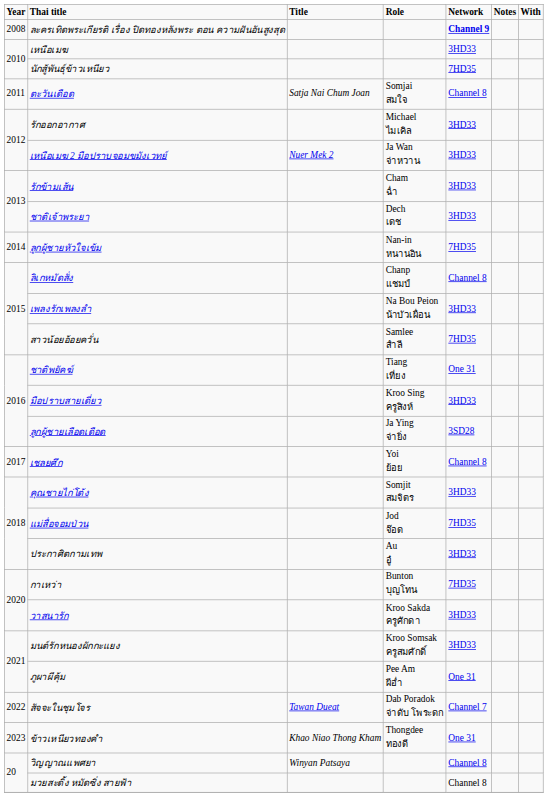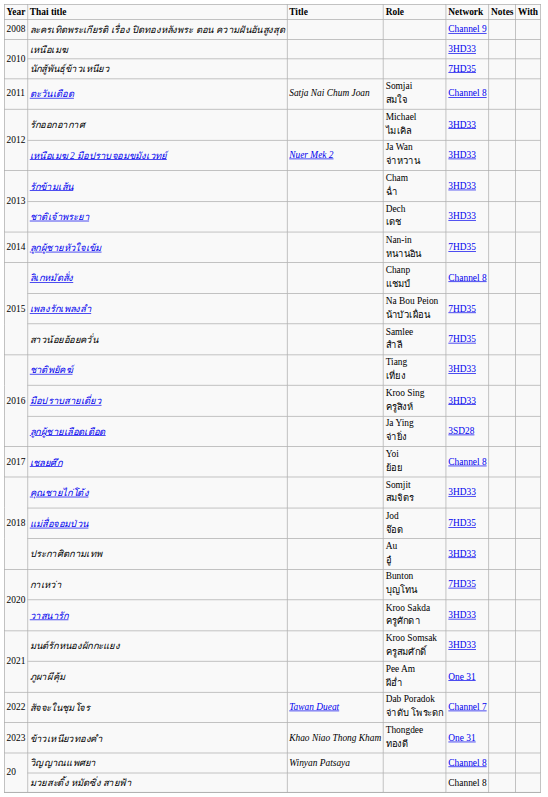(469, 29) bold -> (467, 29) normal
(462, 308) 3HD33 -> (462, 308) 7HD35
(462, 369) One 31 -> (462, 369) 3HD33
